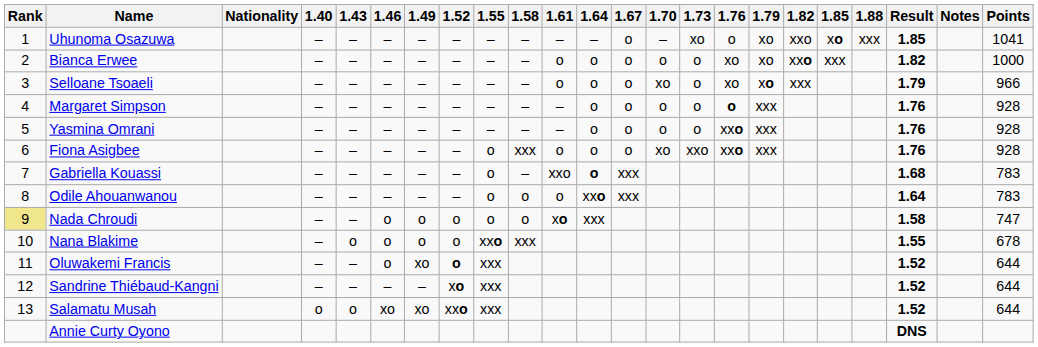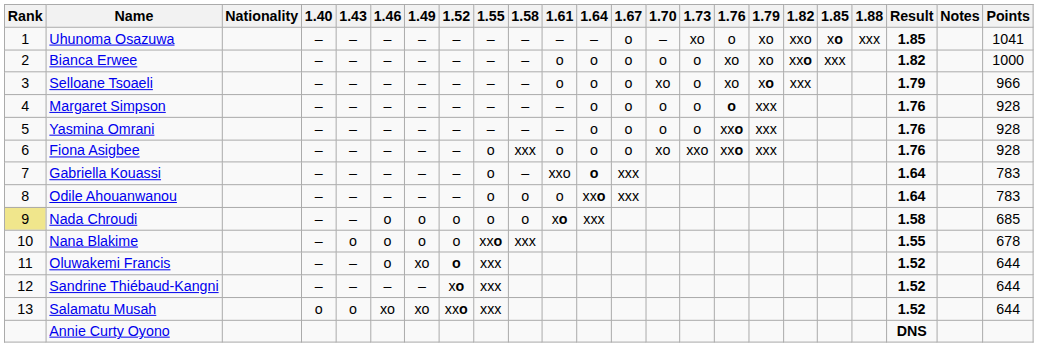(912, 174) 1.68 -> (912, 174) 1.64
(1008, 219) 747 -> (1008, 219) 685
